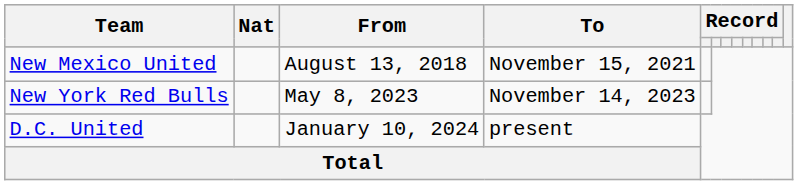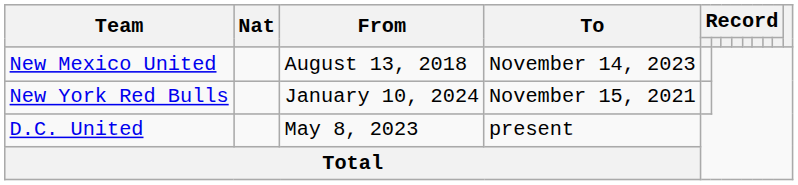(592, 64) November 15, 2021 -> (592, 64) November 14, 2023
(351, 97) May 8, 2023 -> (382, 97) January 10, 2024
(592, 97) November 14, 2023 -> (592, 97) November 15, 2021
(382, 130) January 10, 2024 -> (351, 130) May 8, 2023
